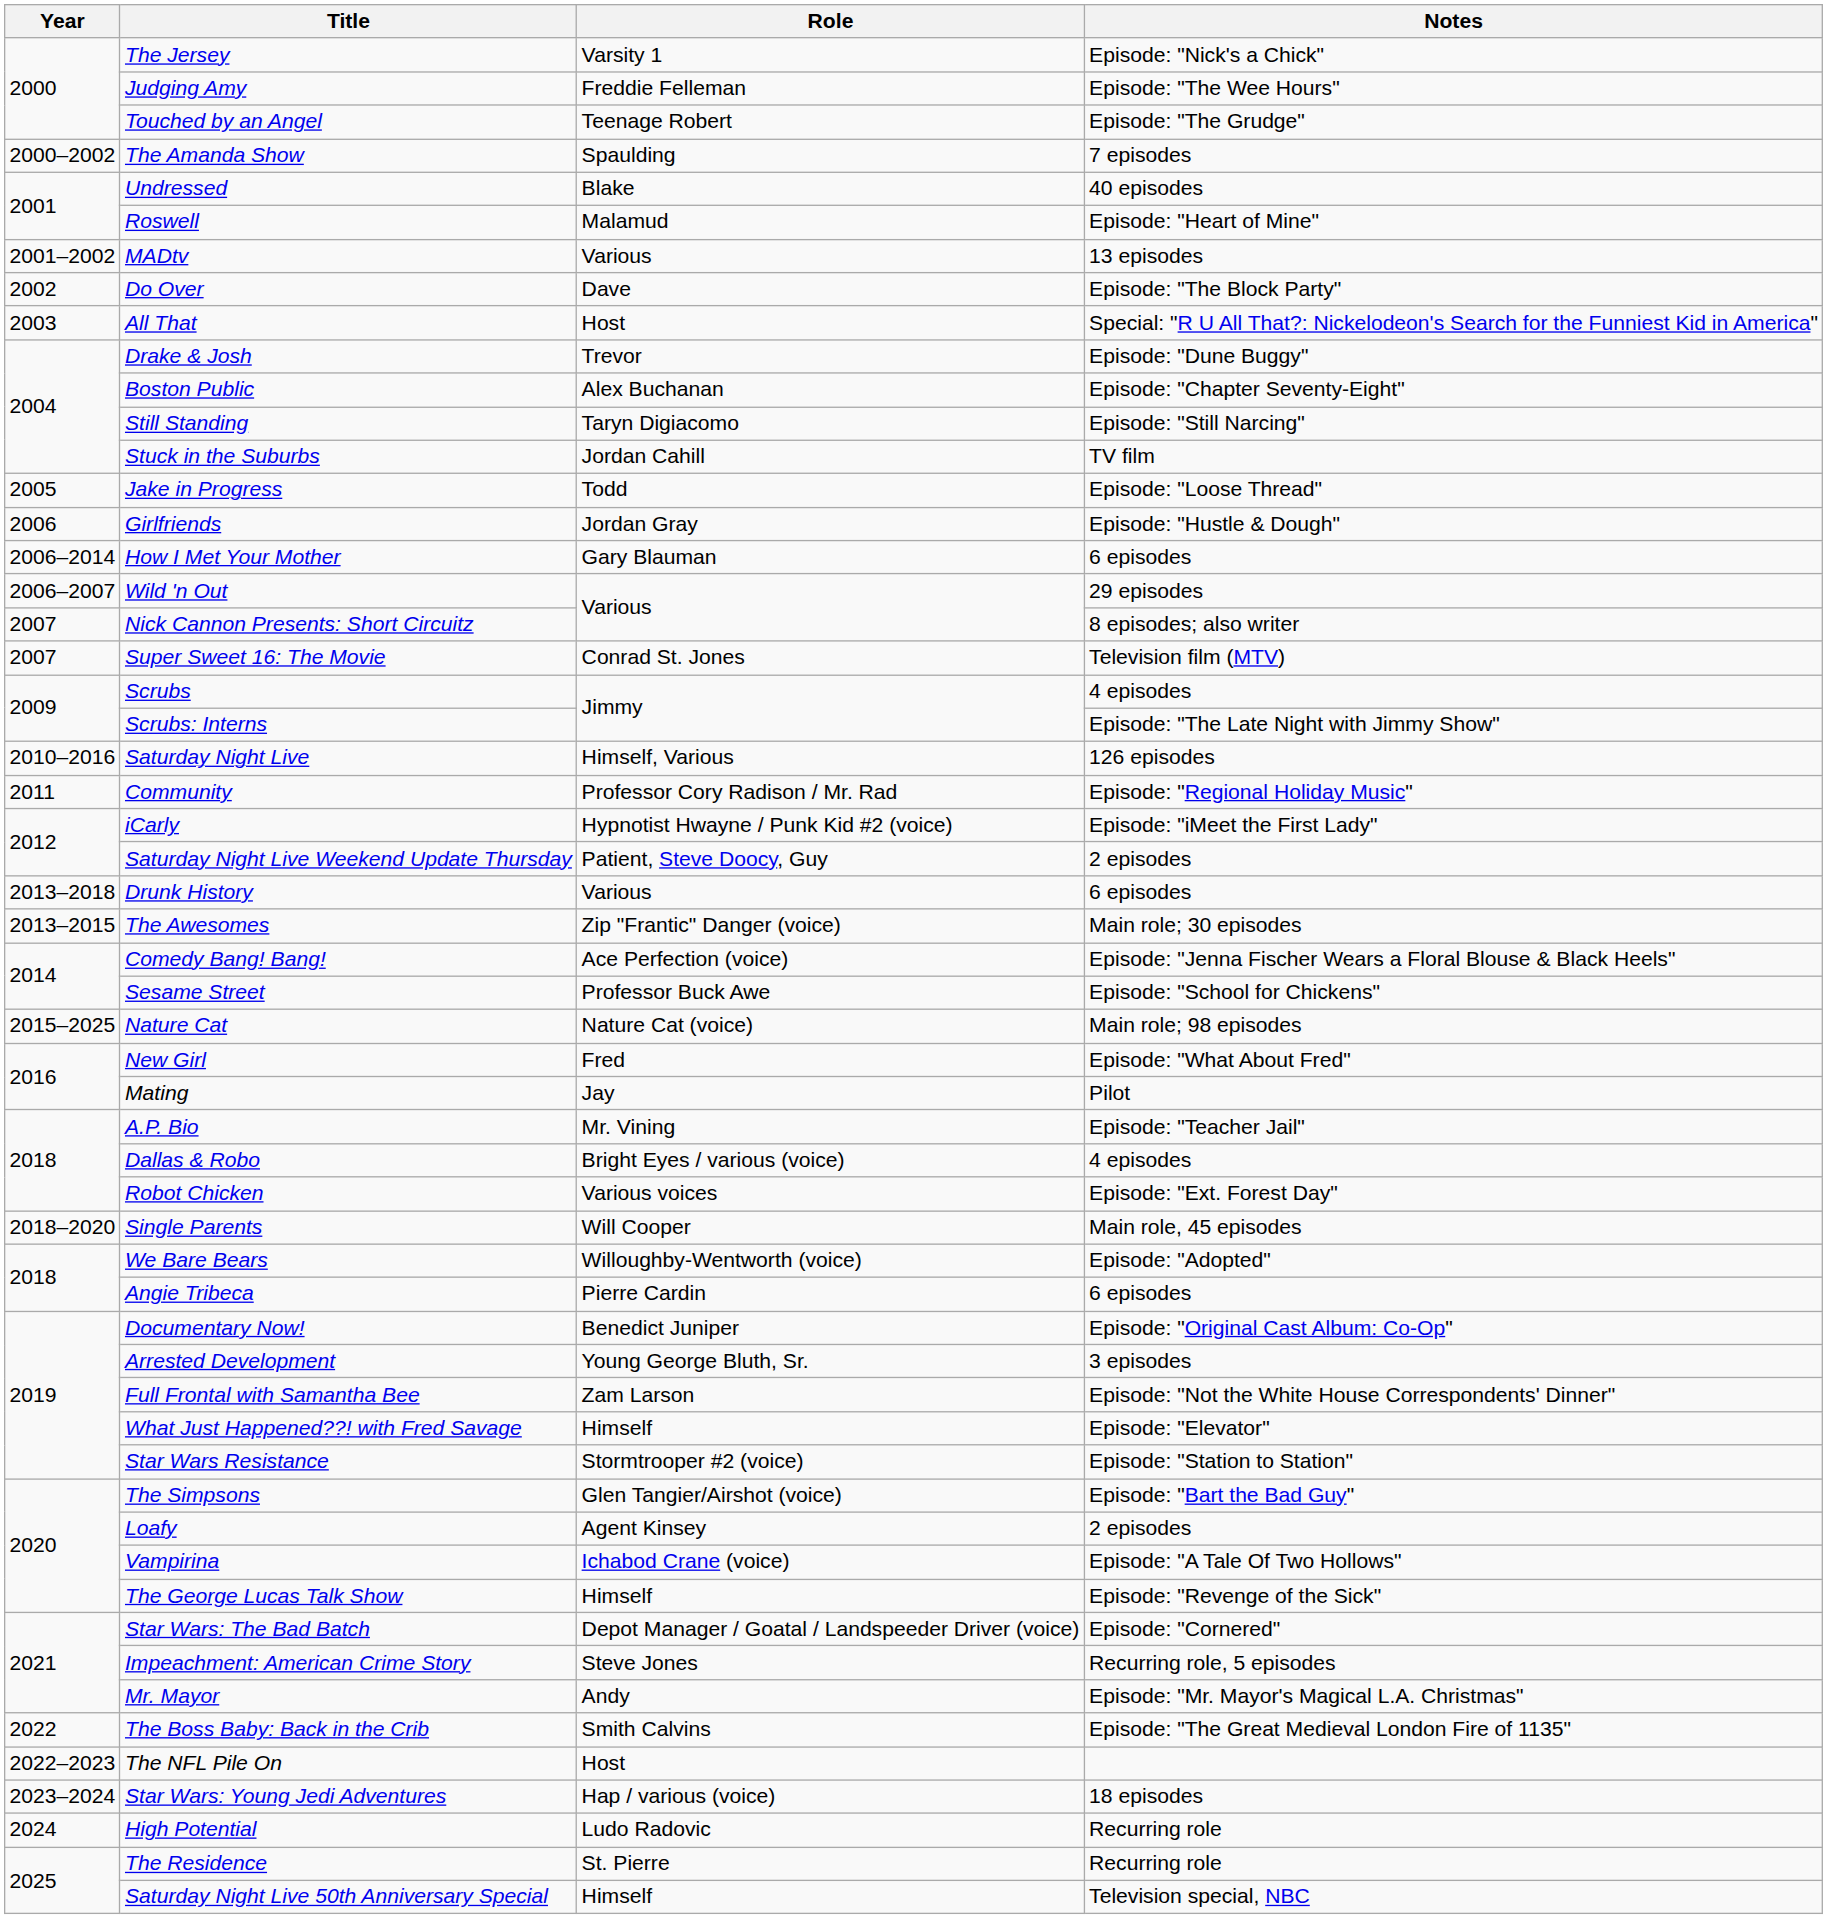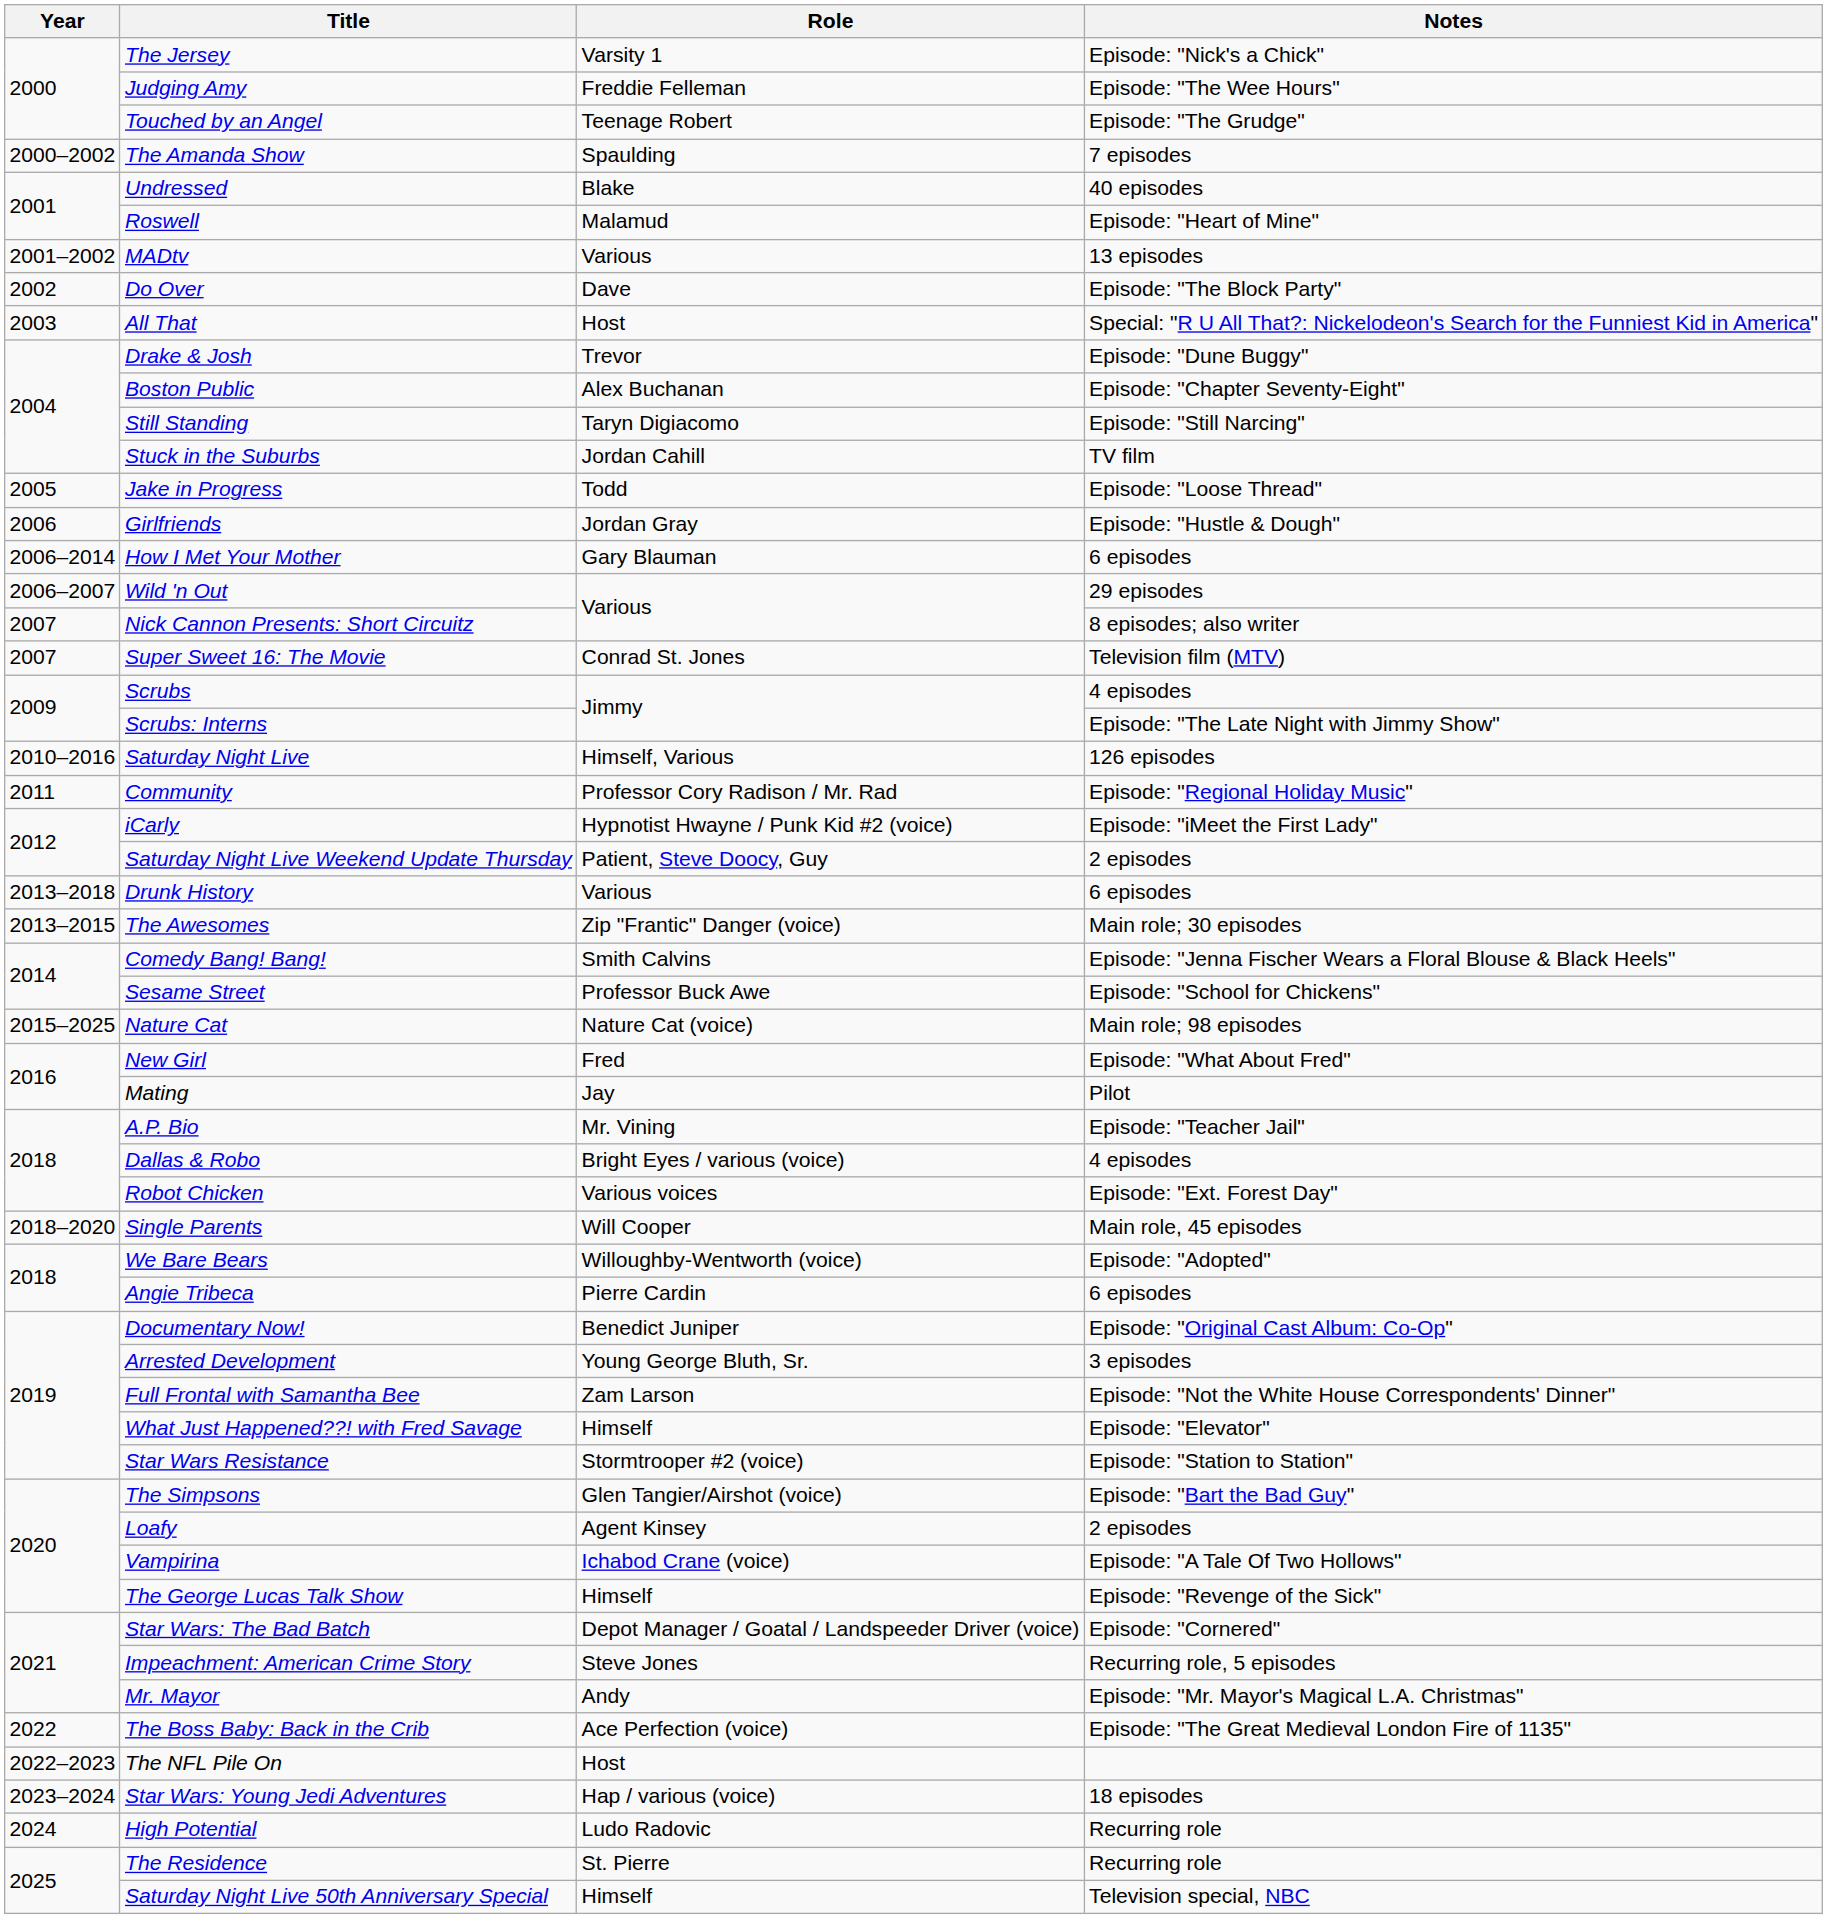(685, 959) Ace Perfection (voice) -> (646, 959) Smith Calvins
(646, 1729) Smith Calvins -> (685, 1729) Ace Perfection (voice)
